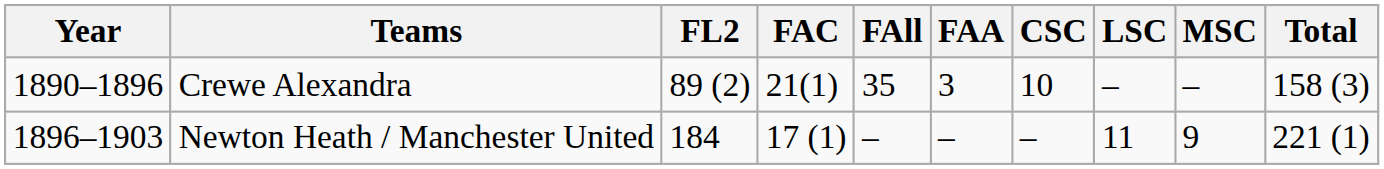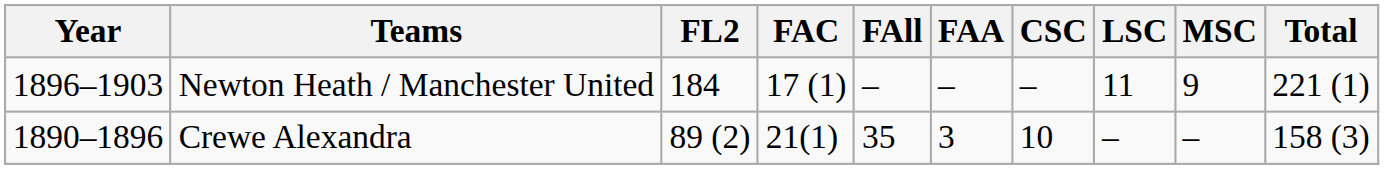rows swapped: (295, 84) <-> (416, 137)
